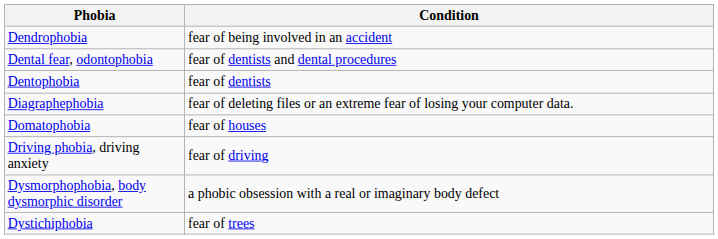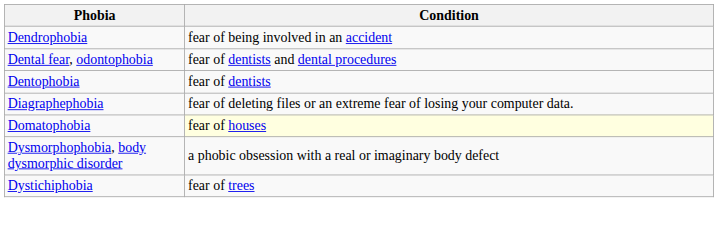(227, 125) no background -> (227, 125) lightyellow background
- row: (74, 155)
